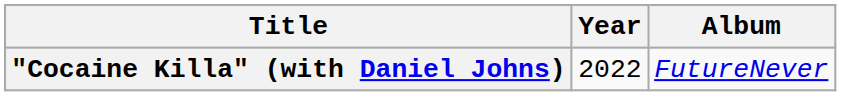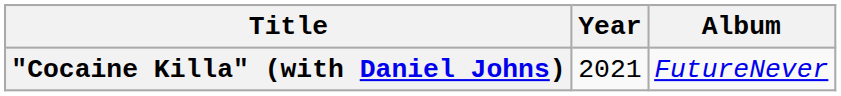(610, 70) 2022 -> (610, 70) 2021
